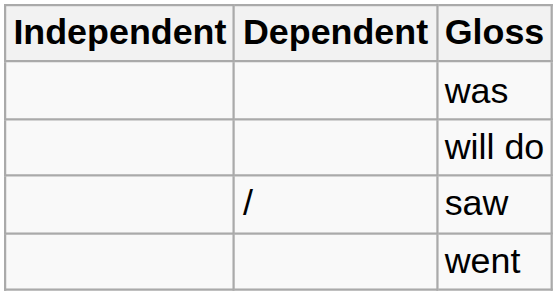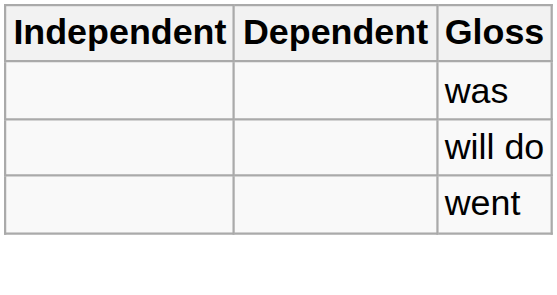- row: (477, 203)
